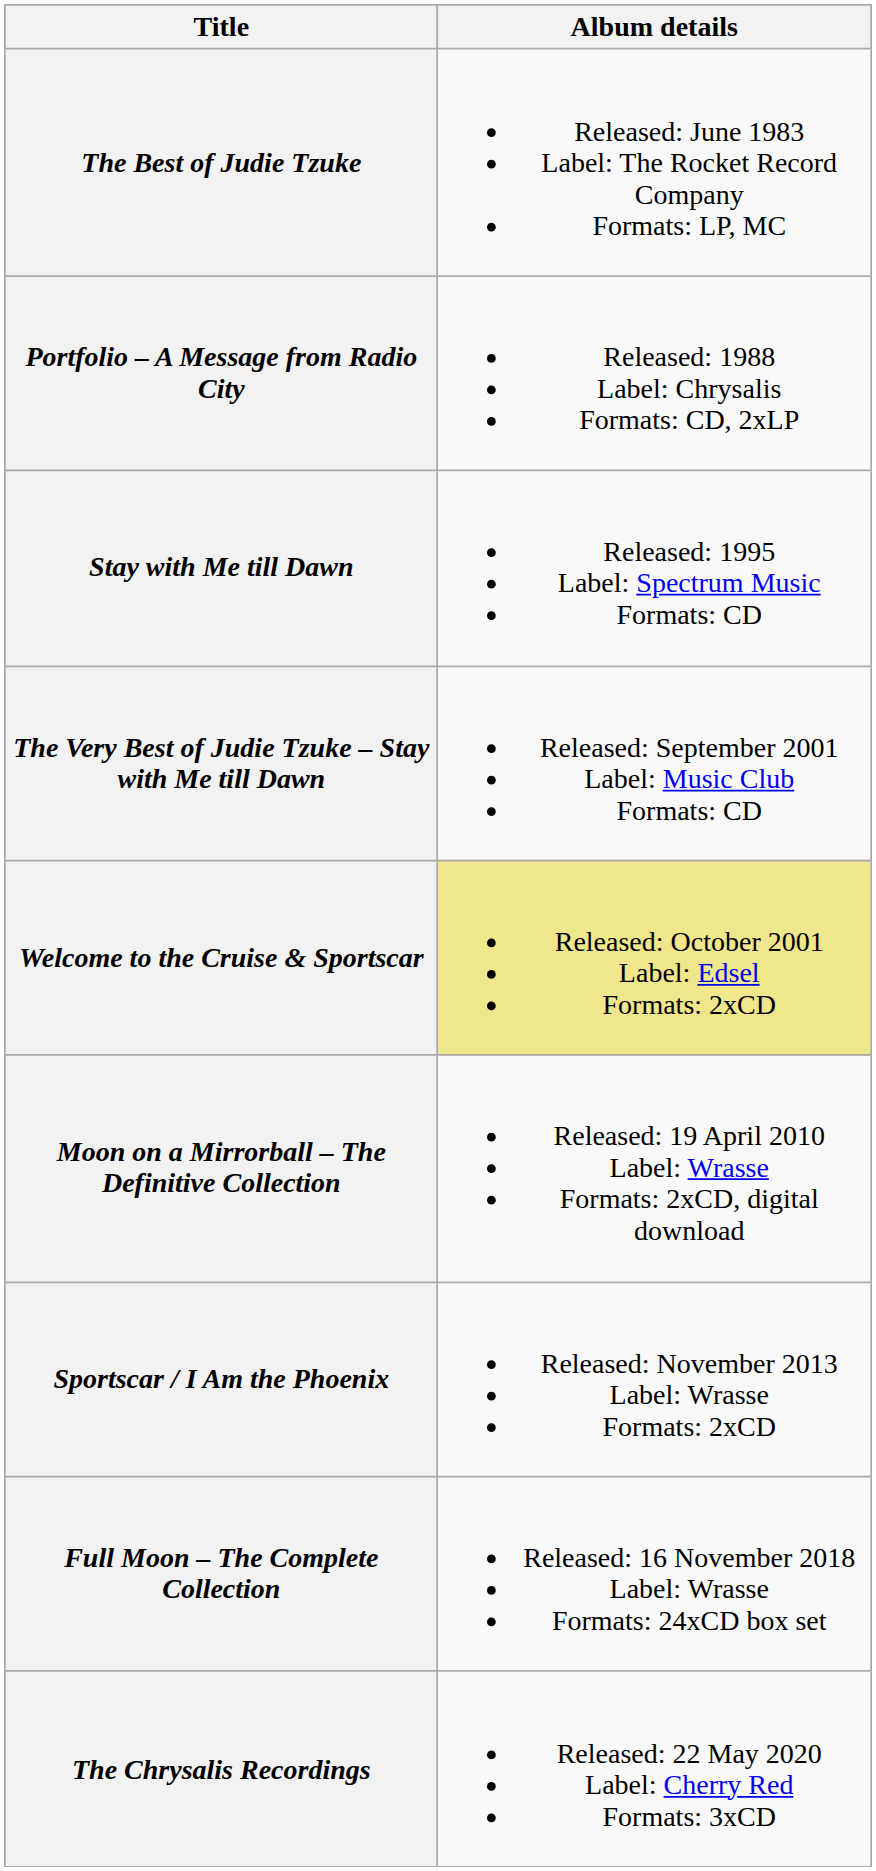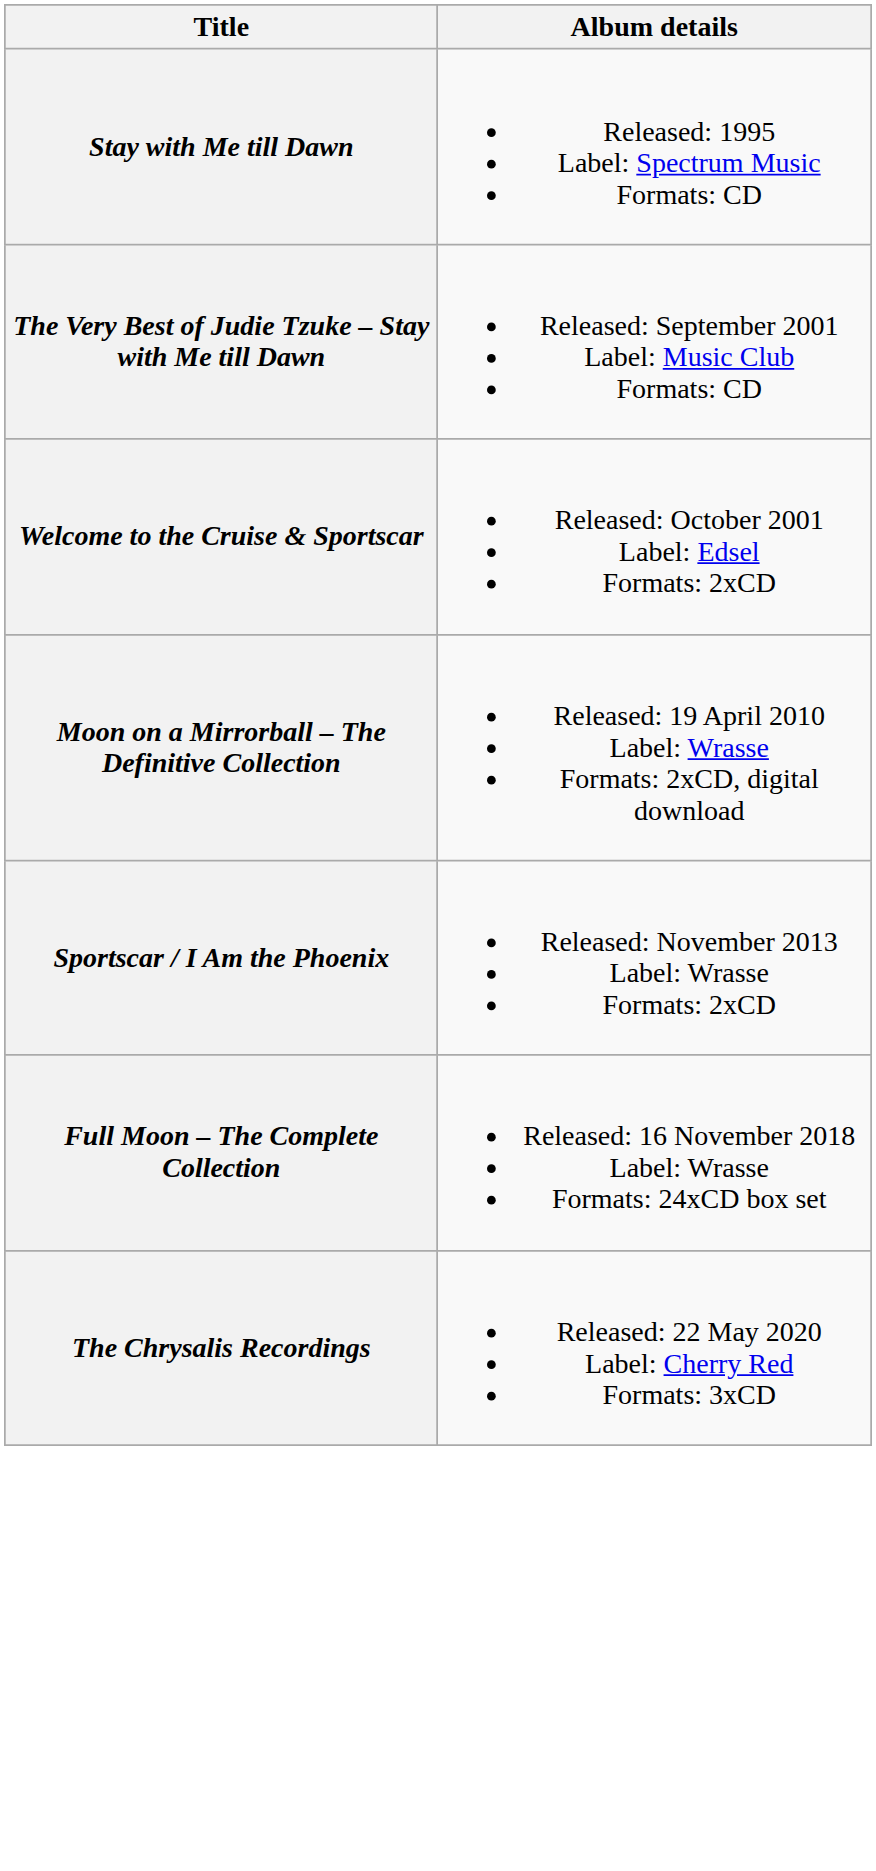- row: (221, 162)
- row: (221, 372)
(654, 974) khaki background -> (654, 552) no background
